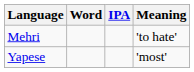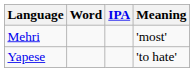(157, 36) 'to hate' -> (152, 36) 'most'
(152, 57) 'most' -> (157, 57) 'to hate'
